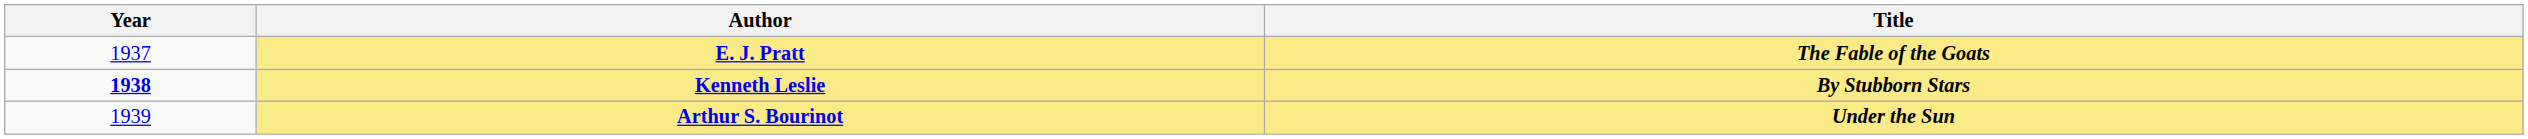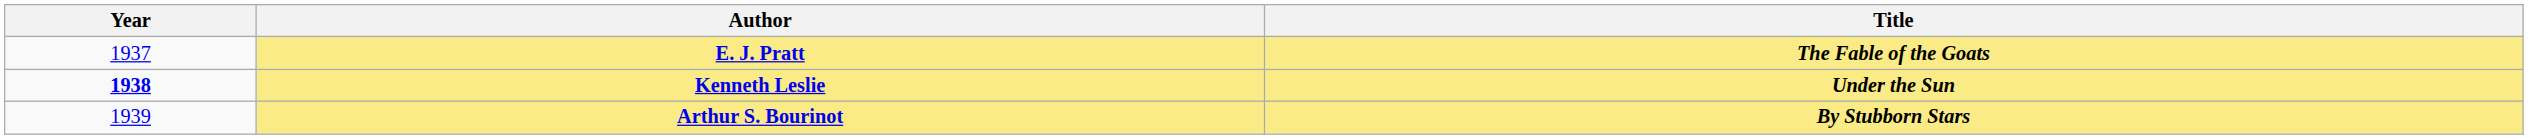(1893, 85) By Stubborn Stars -> (1893, 85) Under the Sun
(1893, 117) Under the Sun -> (1893, 117) By Stubborn Stars
